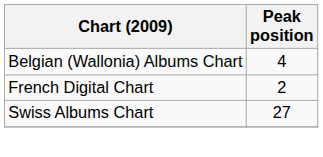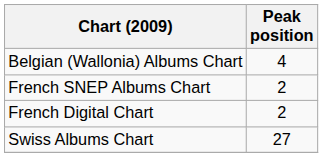+ row: (109, 87)
